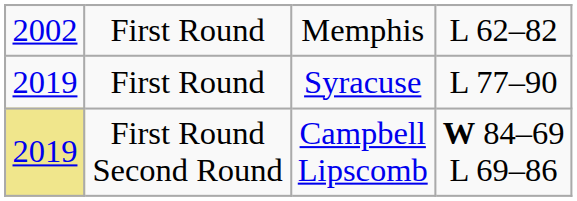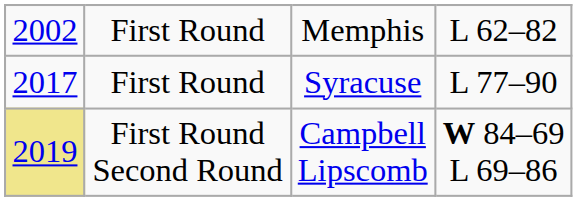(45, 81) 2019 -> (45, 81) 2017
